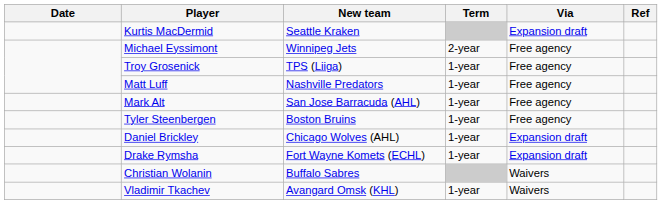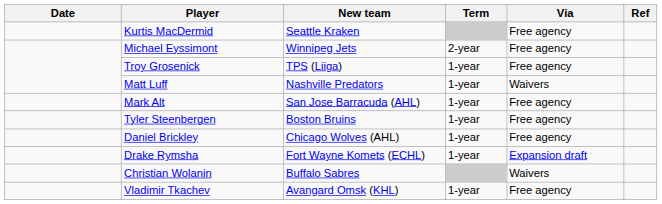(548, 31) Expansion draft -> (540, 31) Free agency
(540, 84) Free agency -> (529, 84) Waivers
(548, 137) Expansion draft -> (540, 137) Free agency
(529, 191) Waivers -> (540, 191) Free agency
